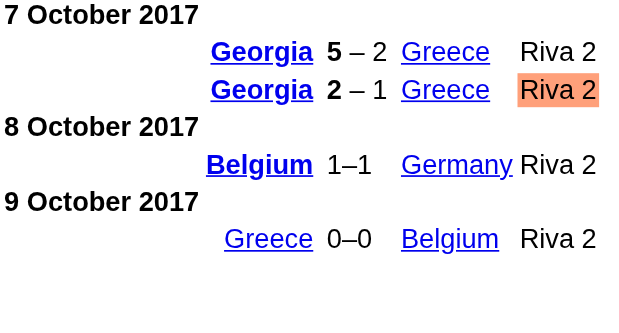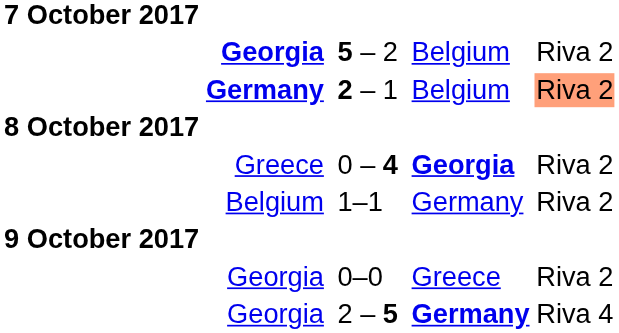(446, 52) Greece -> (461, 52) Belgium
(262, 89) Georgia -> (265, 89) Germany
(446, 89) Greece -> (461, 89) Belgium
+ row: (102, 165)
(260, 164) bold -> (275, 202) normal
(269, 239) Greece -> (276, 276) Georgia
(450, 239) Belgium -> (456, 276) Greece
+ row: (102, 315)
